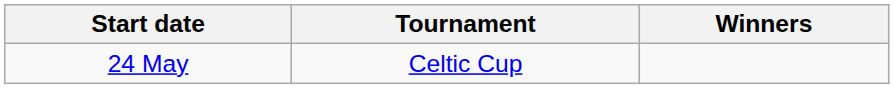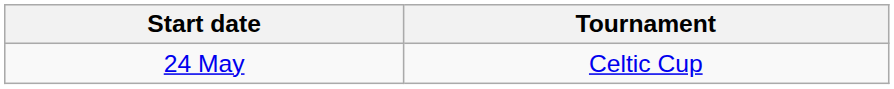- column: (764, 24)
